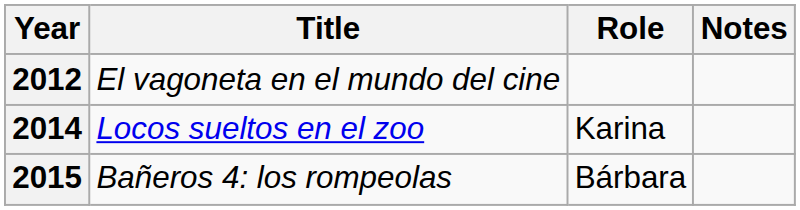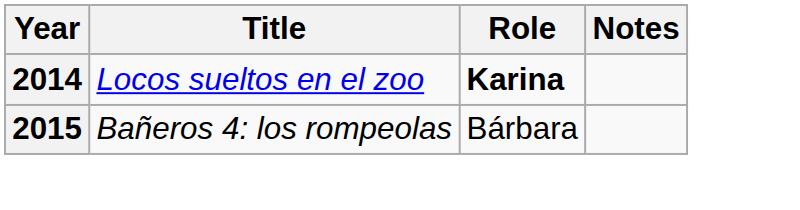- row: (47, 79)
(620, 128) normal -> (515, 79) bold
